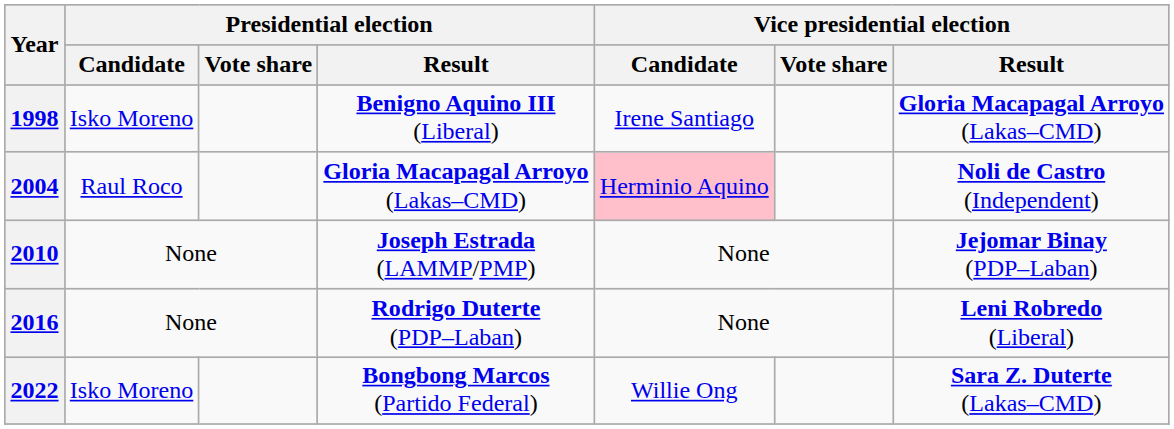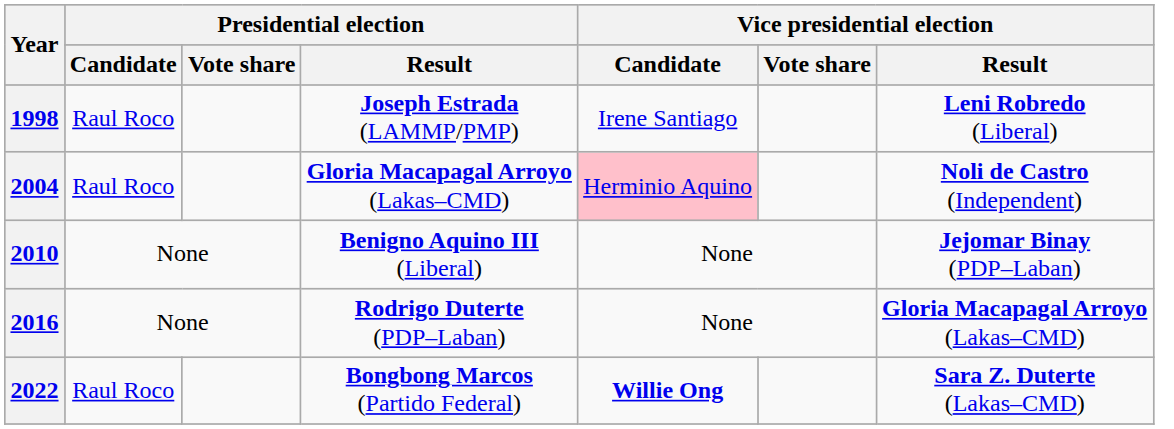(132, 118) Isko Moreno -> (123, 118) Raul Roco
(456, 118) Benigno Aquino III (Liberal) -> (439, 118) Joseph Estrada (LAMMP/PMP)
(1031, 118) Gloria Macapagal Arroyo (Lakas–CMD) -> (1015, 118) Leni Robredo (Liberal)
(456, 254) Joseph Estrada (LAMMP/PMP) -> (439, 254) Benigno Aquino III (Liberal)
(1031, 322) Leni Robredo (Liberal) -> (1015, 322) Gloria Macapagal Arroyo (Lakas–CMD)
(132, 390) Isko Moreno -> (123, 390) Raul Roco
(684, 390) normal -> (668, 390) bold
